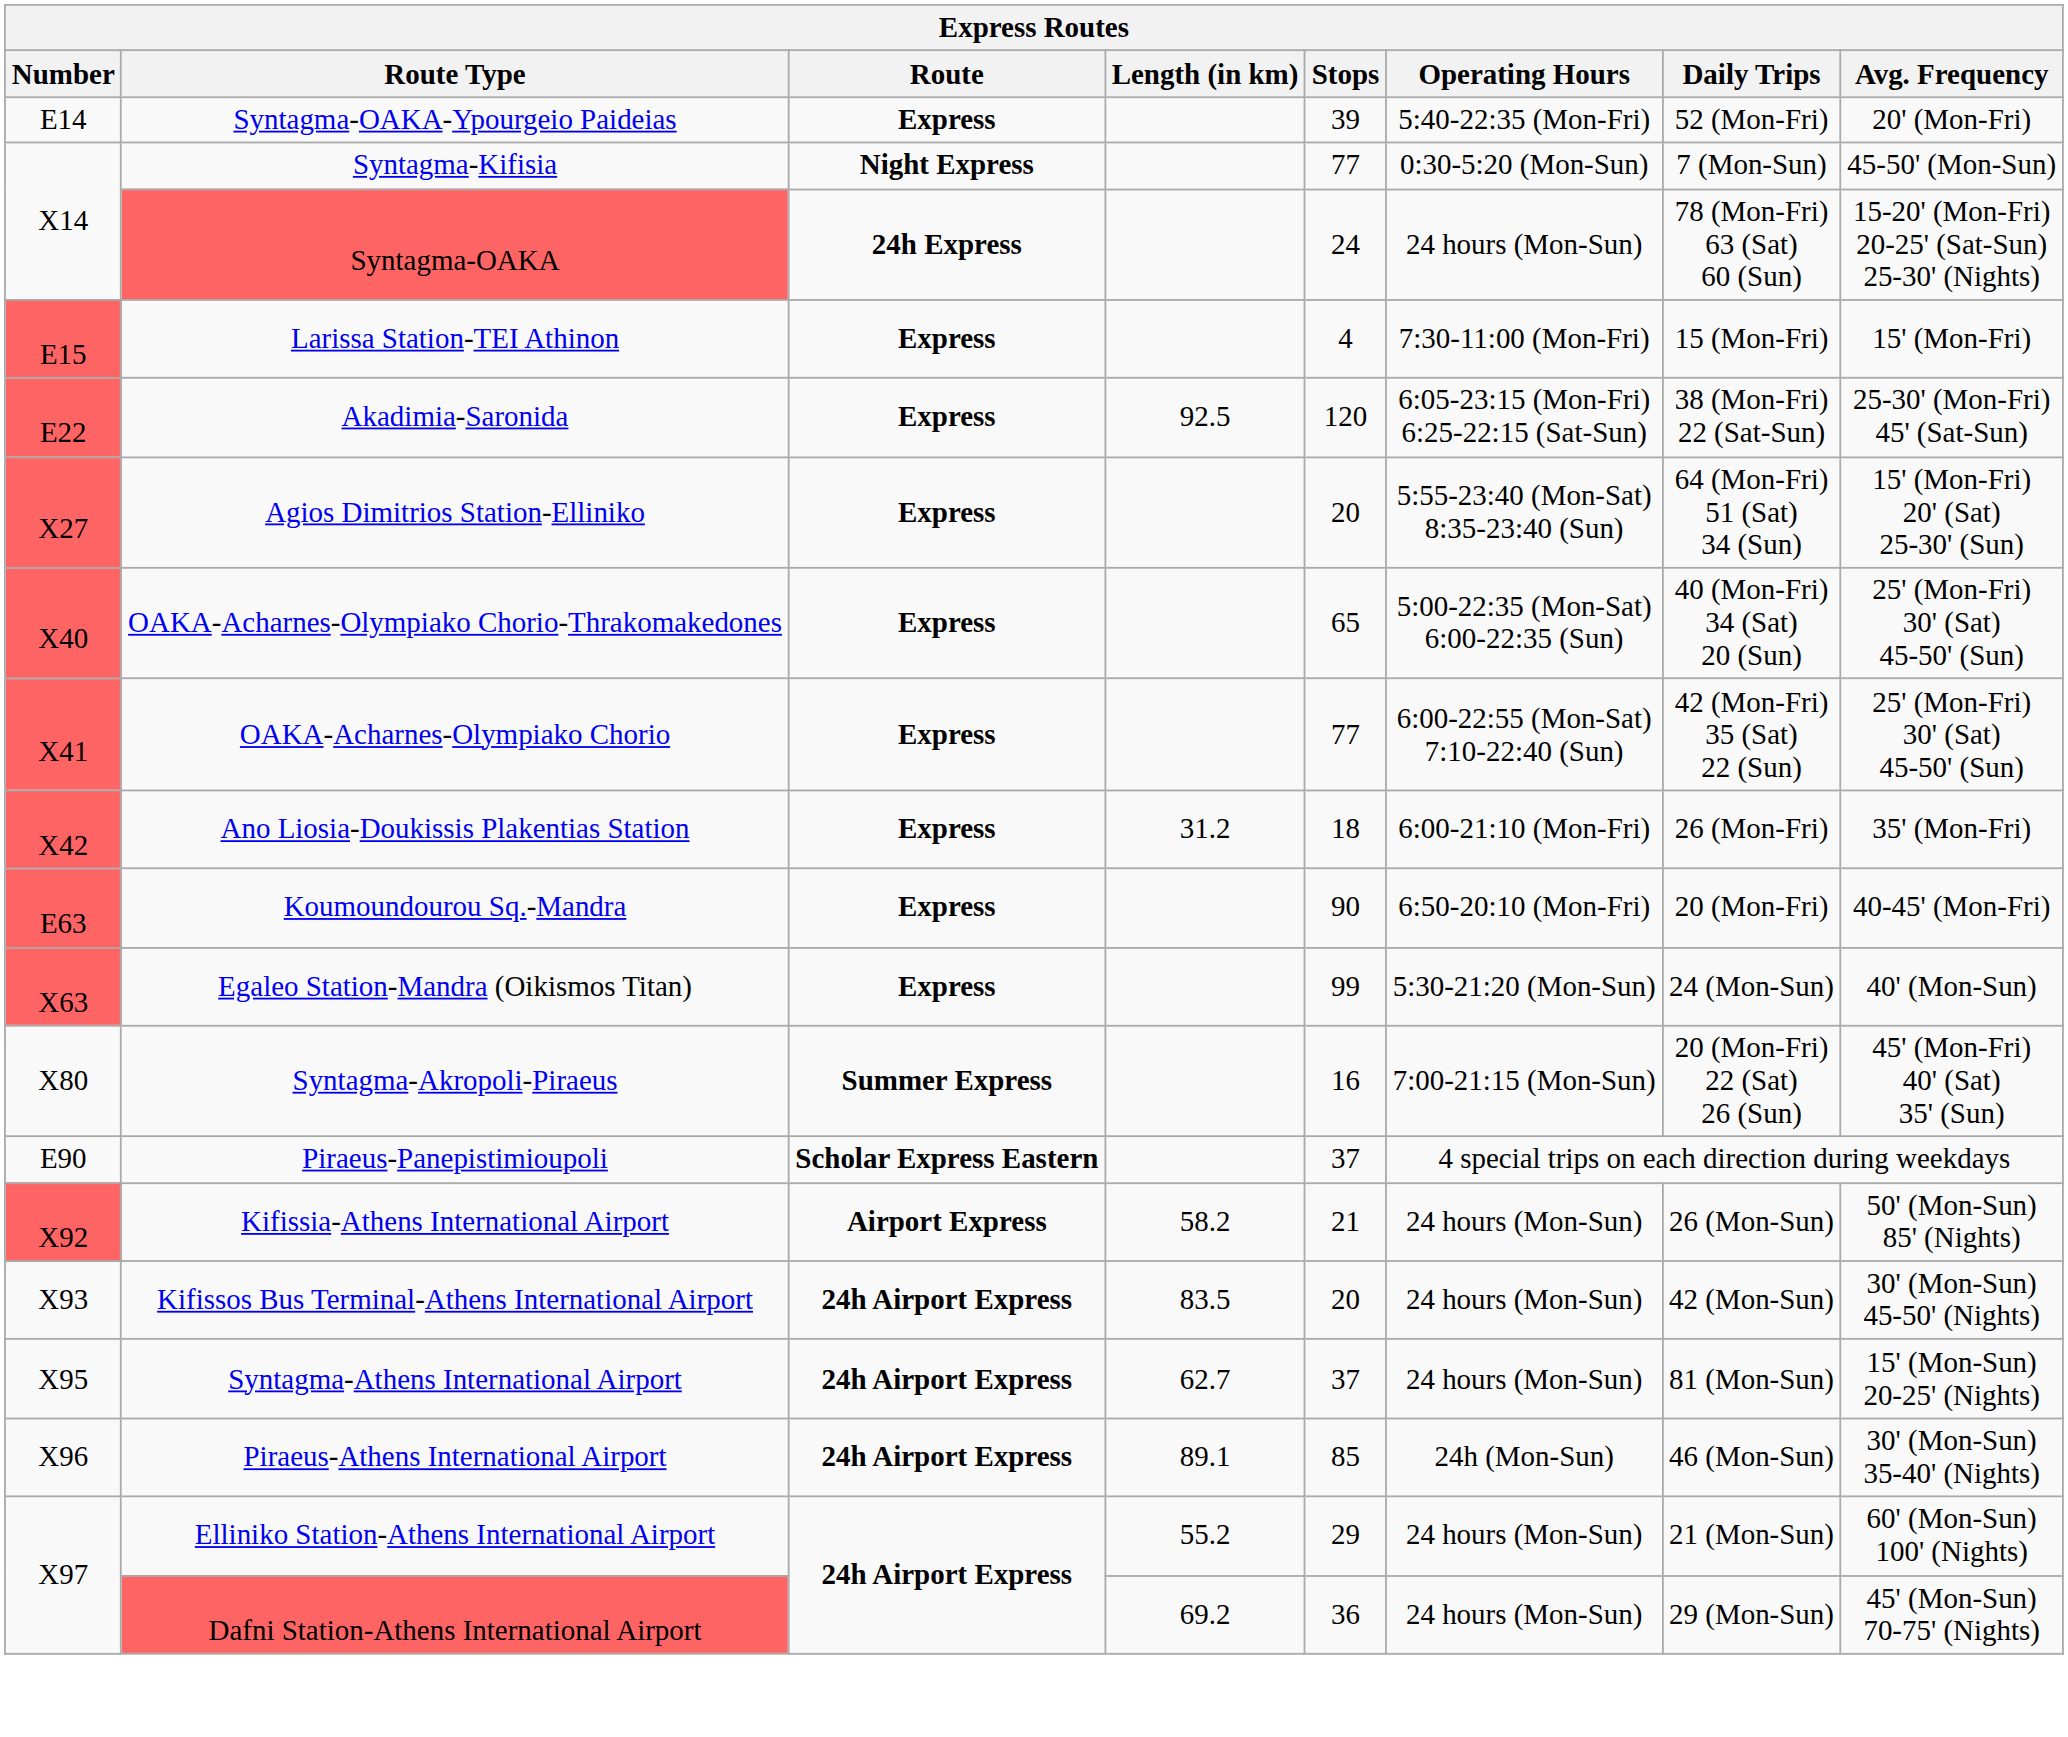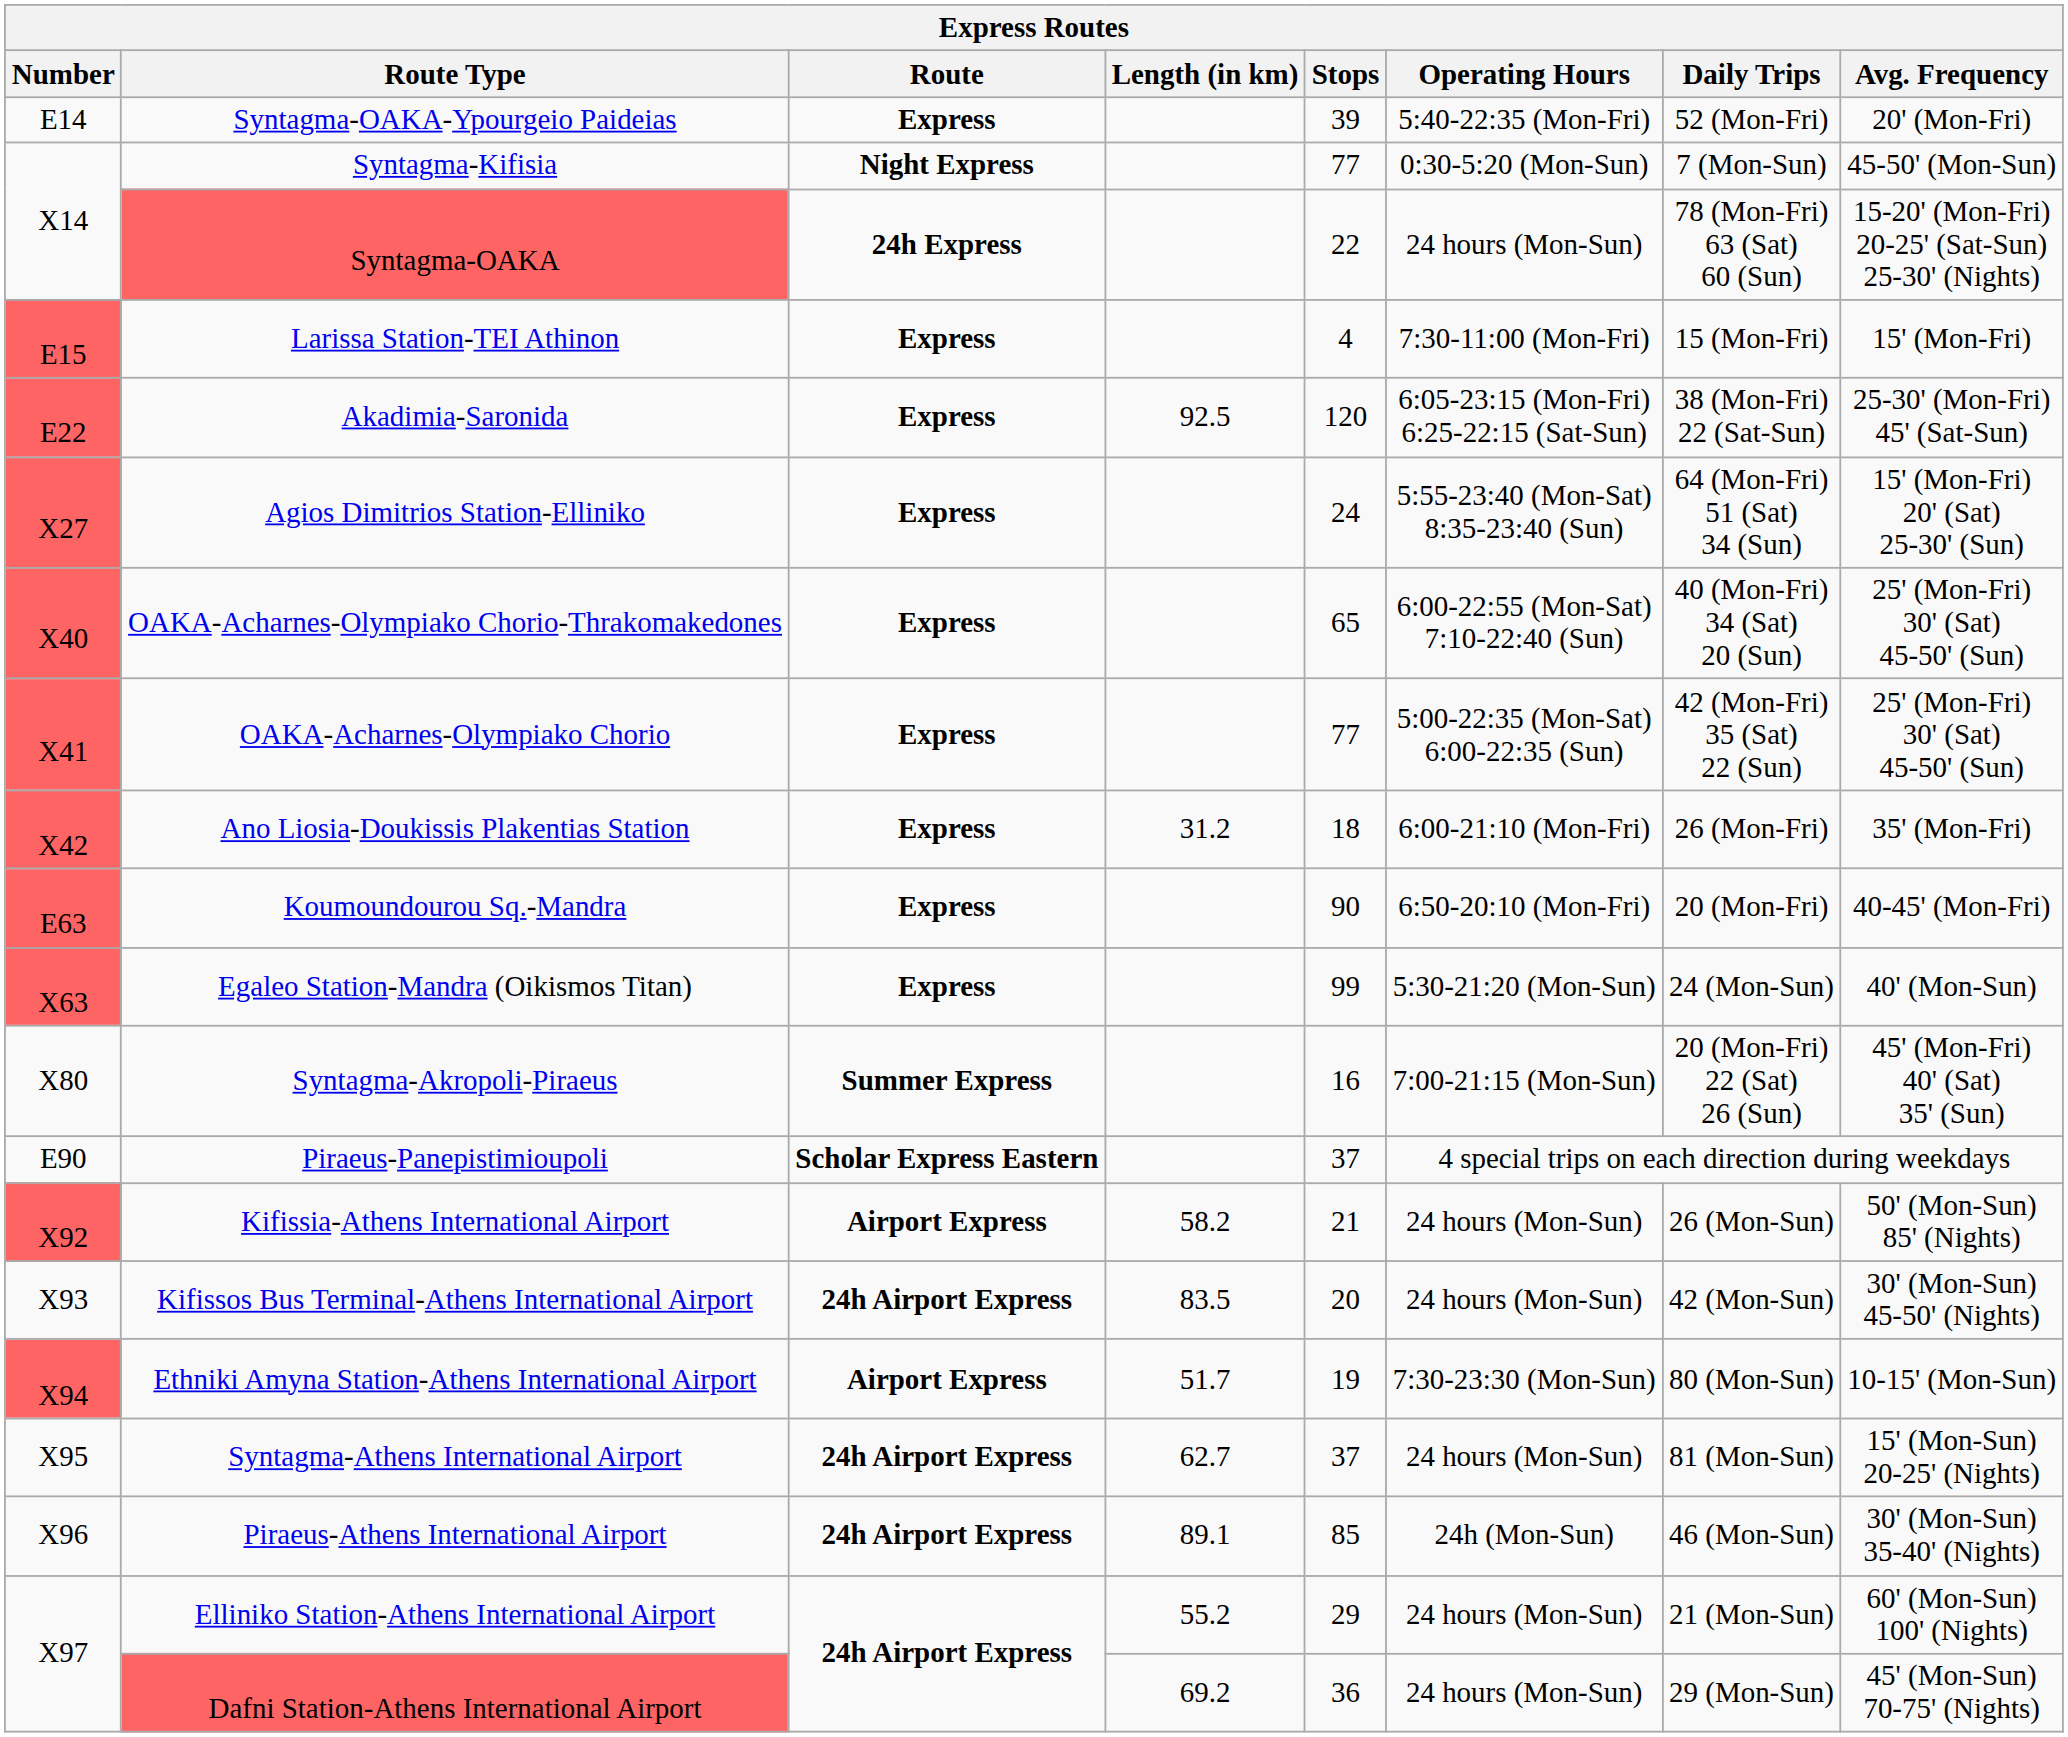(1345, 243) 24 -> (1345, 243) 22
(1345, 511) 20 -> (1345, 511) 24
(1524, 622) 5:00-22:35 (Mon-Sat) 6:00-22:35 (Sun) -> (1524, 622) 6:00-22:55 (Mon-Sat) 7:10-22:40 (Sun)
(1524, 734) 6:00-22:55 (Mon-Sat) 7:10-22:40 (Sun) -> (1524, 734) 5:00-22:35 (Mon-Sat) 6:00-22:35 (Sun)
+ row: (455, 1378)
